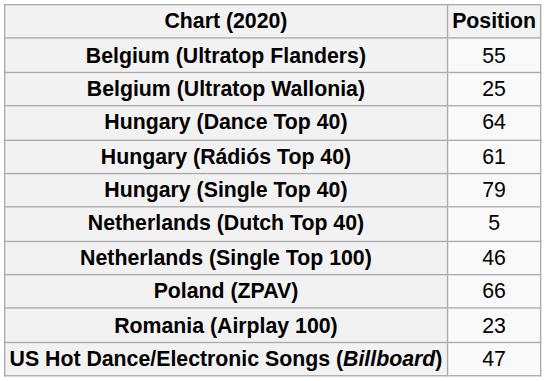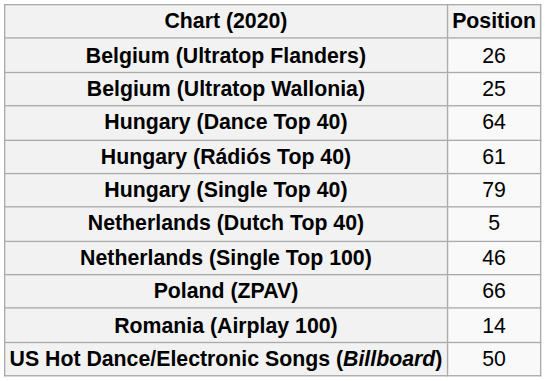(494, 55) 55 -> (494, 55) 26
(494, 325) 23 -> (494, 325) 14
(494, 358) 47 -> (494, 358) 50
